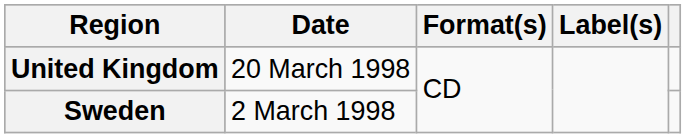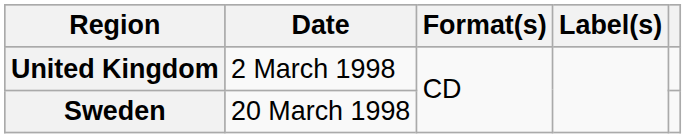(321, 68) 20 March 1998 -> (313, 68) 2 March 1998
(313, 111) 2 March 1998 -> (321, 111) 20 March 1998
